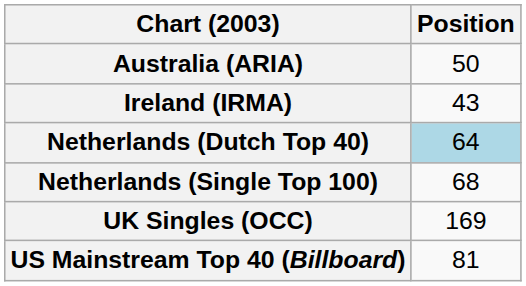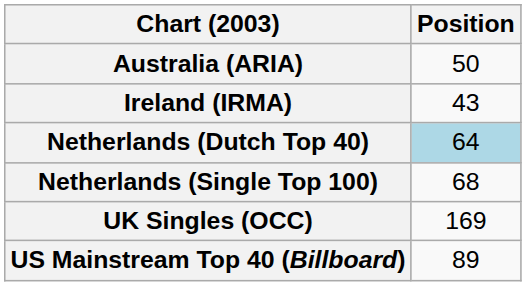(466, 260) 81 -> (466, 260) 89
